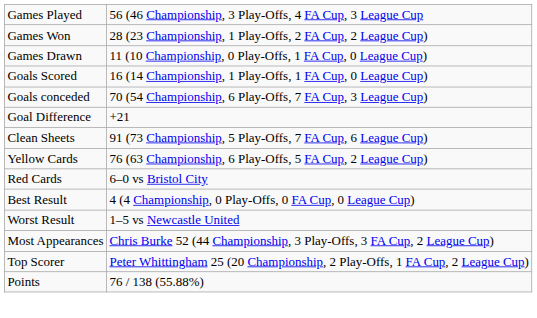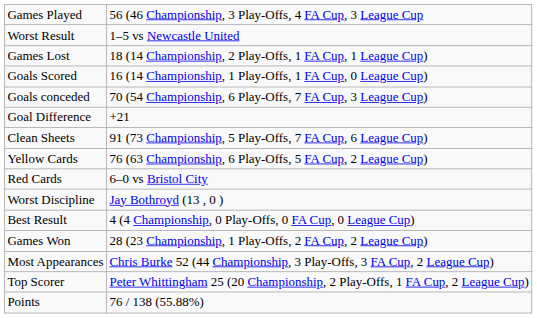rows swapped: (39, 35) <-> (41, 220)
- row: (45, 55)
+ row: (39, 55)
+ row: (51, 199)
